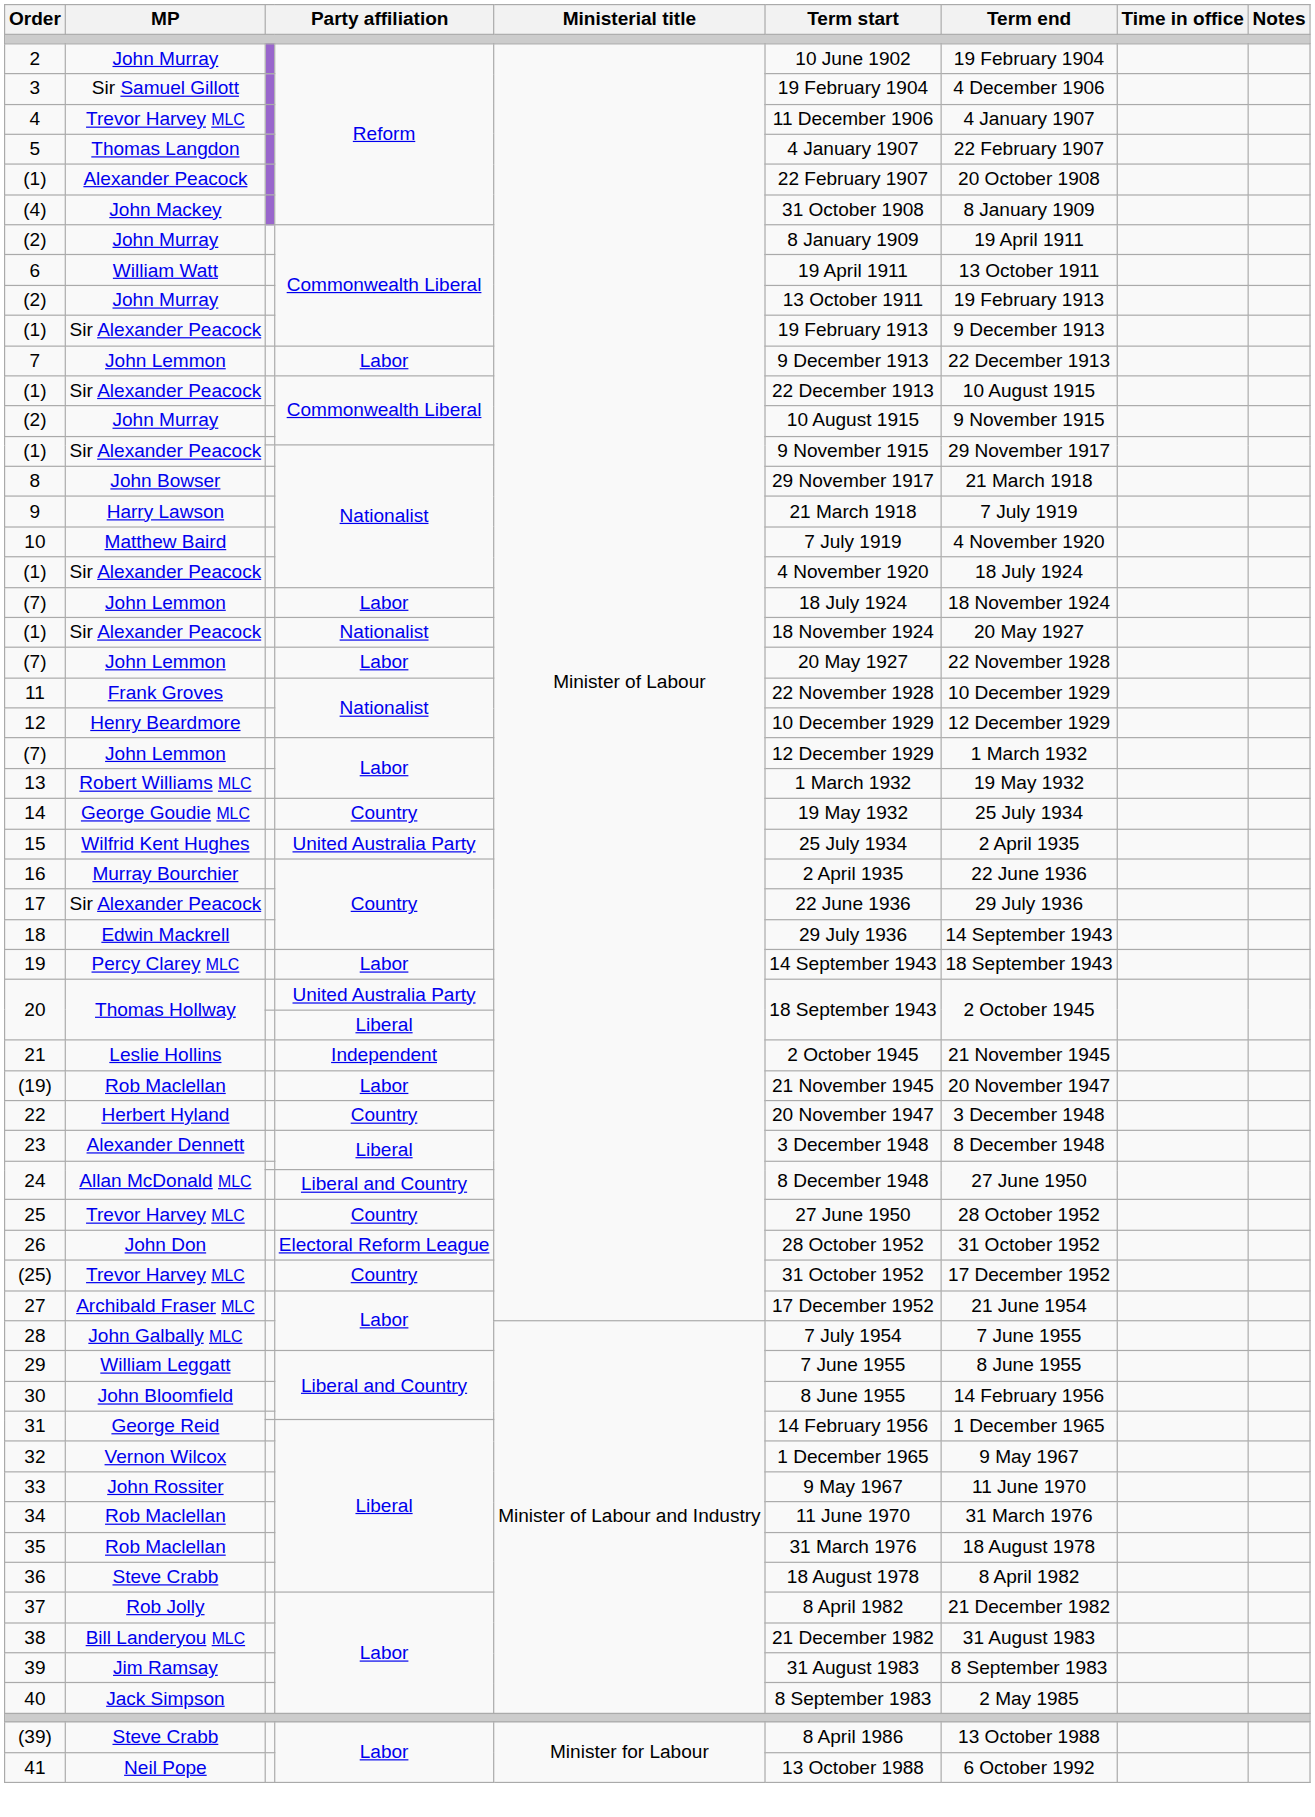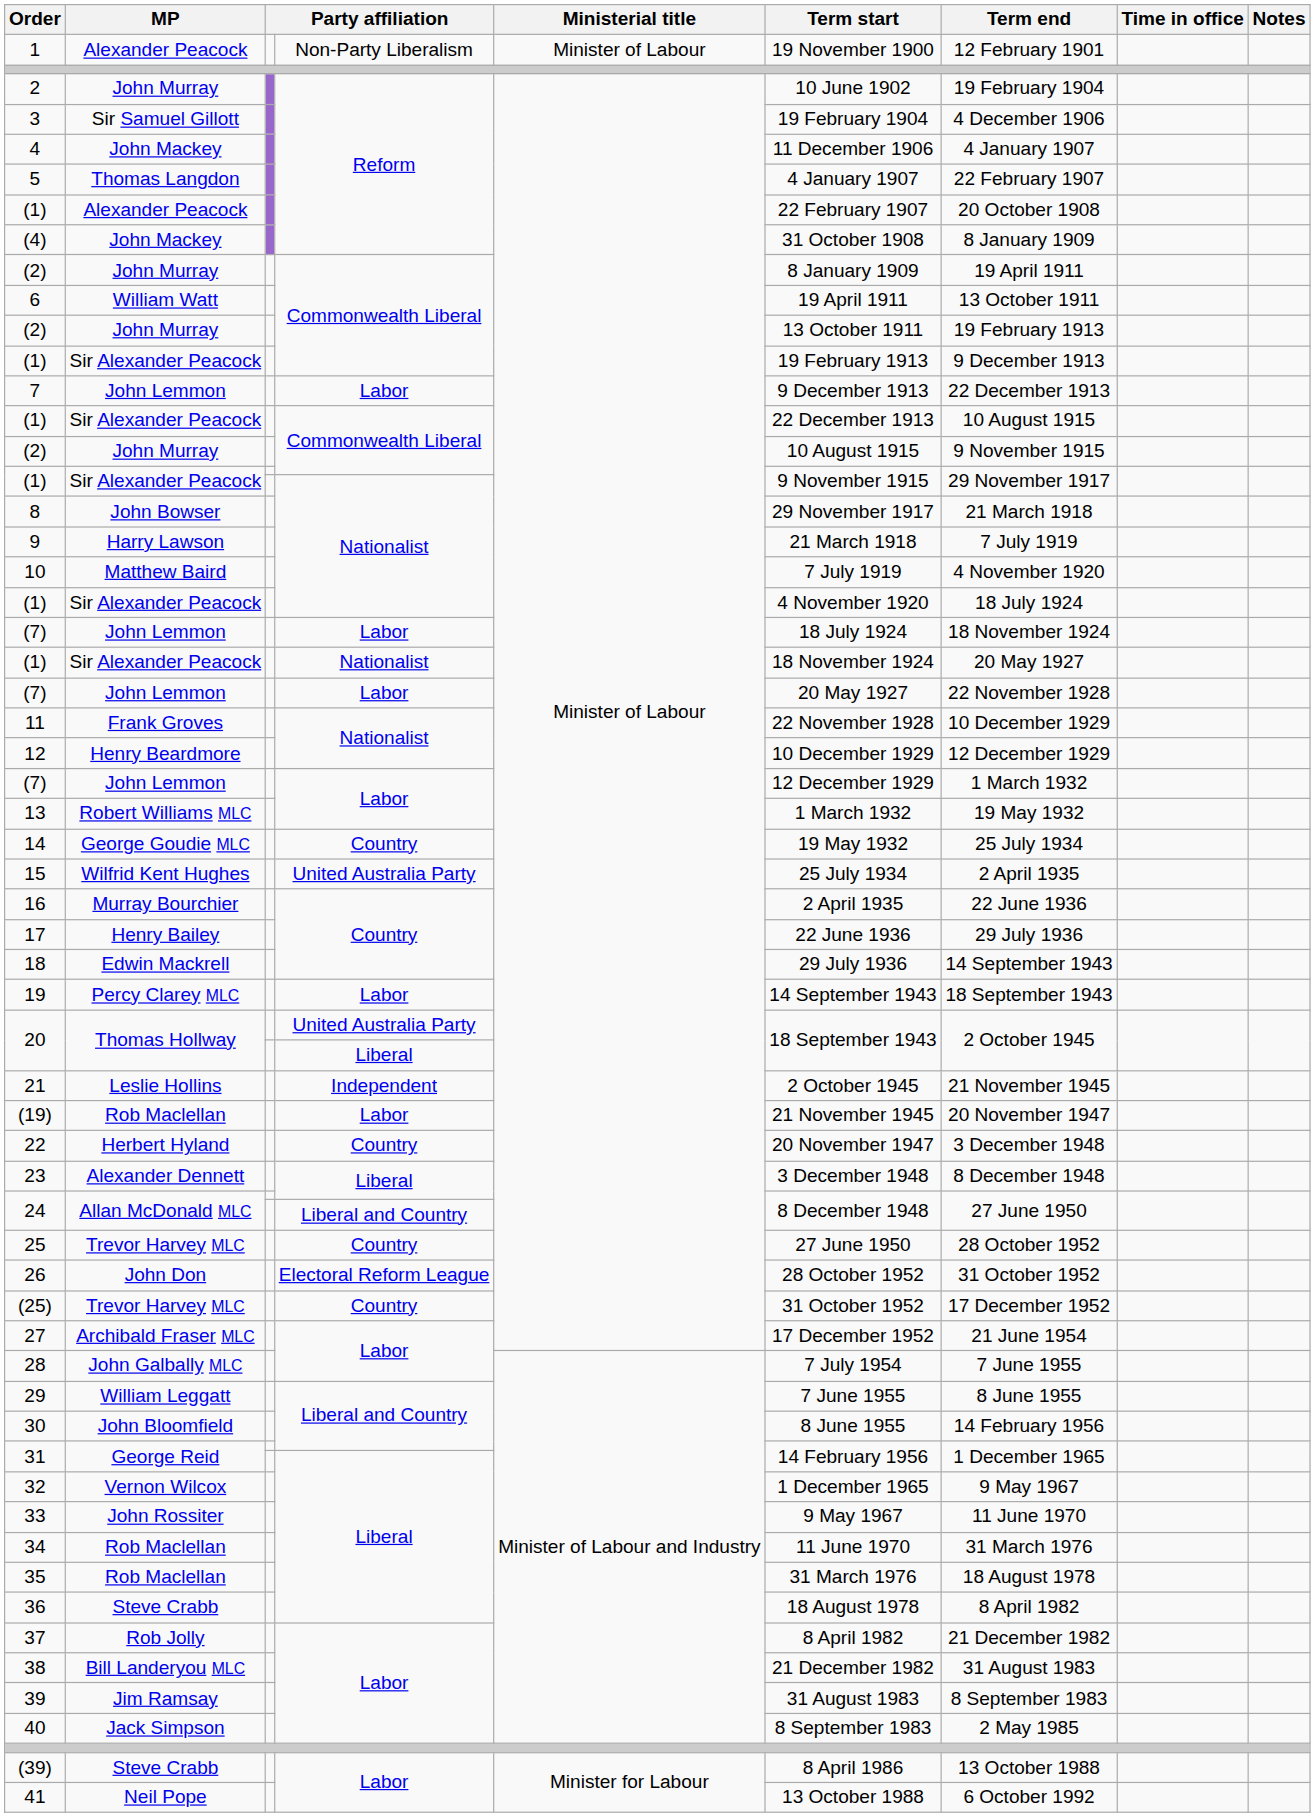+ row: (35, 49)
(165, 118) Trevor Harvey MLC -> (165, 149) John Mackey
(165, 904) Sir Alexander Peacock -> (165, 934) Henry Bailey
